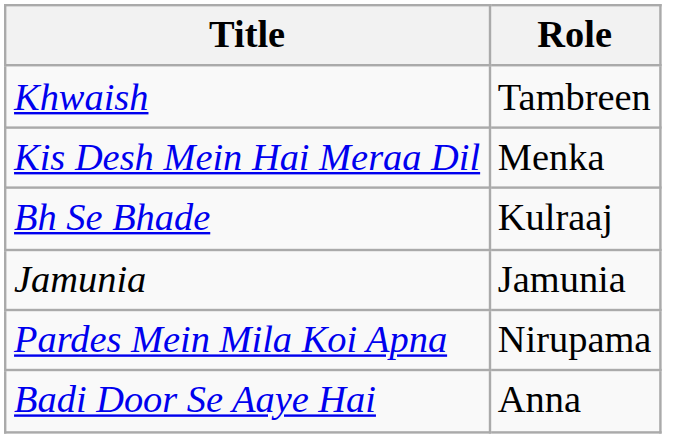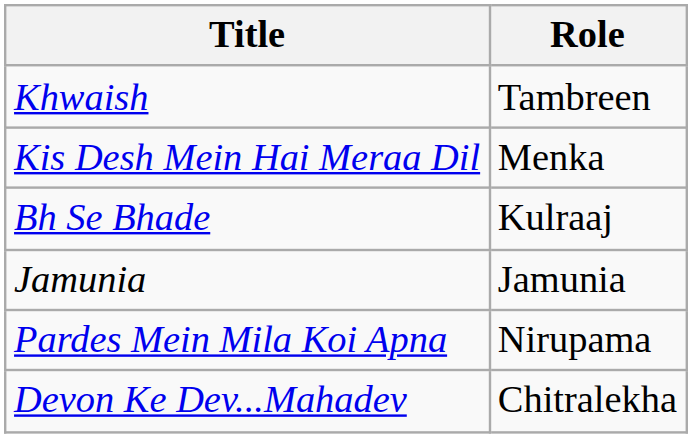- row: (195, 400)
+ row: (210, 400)
